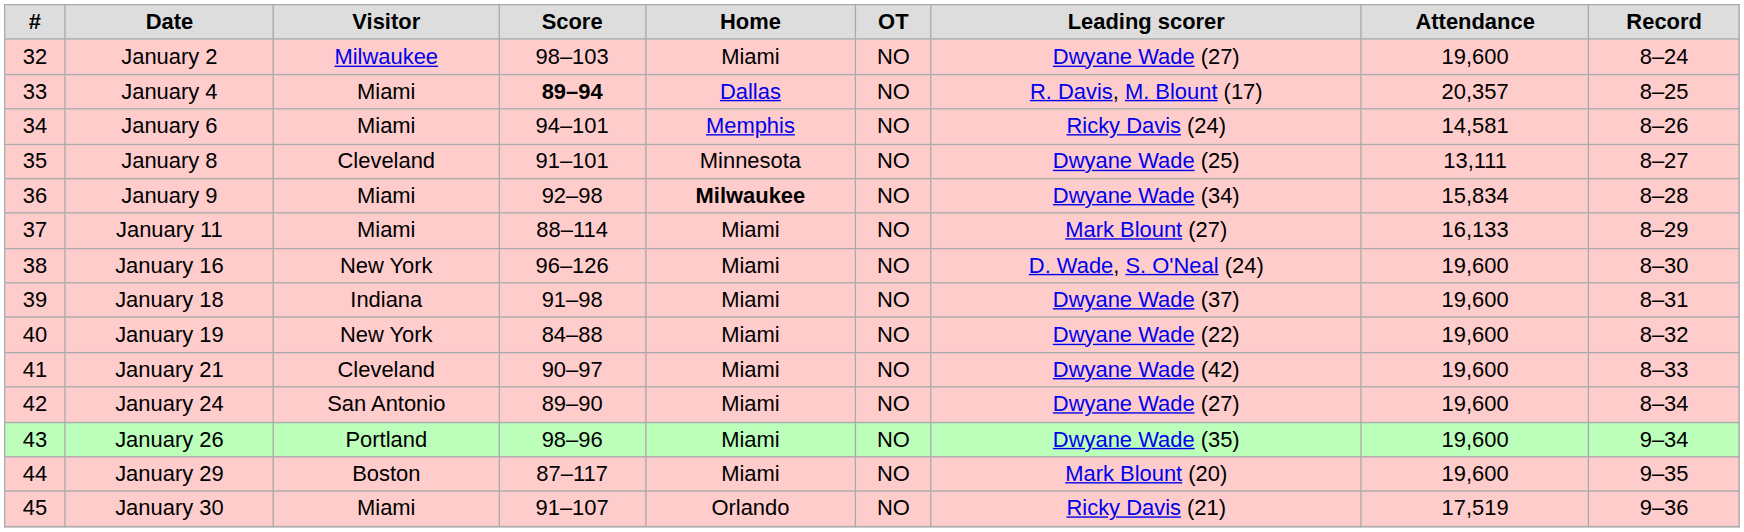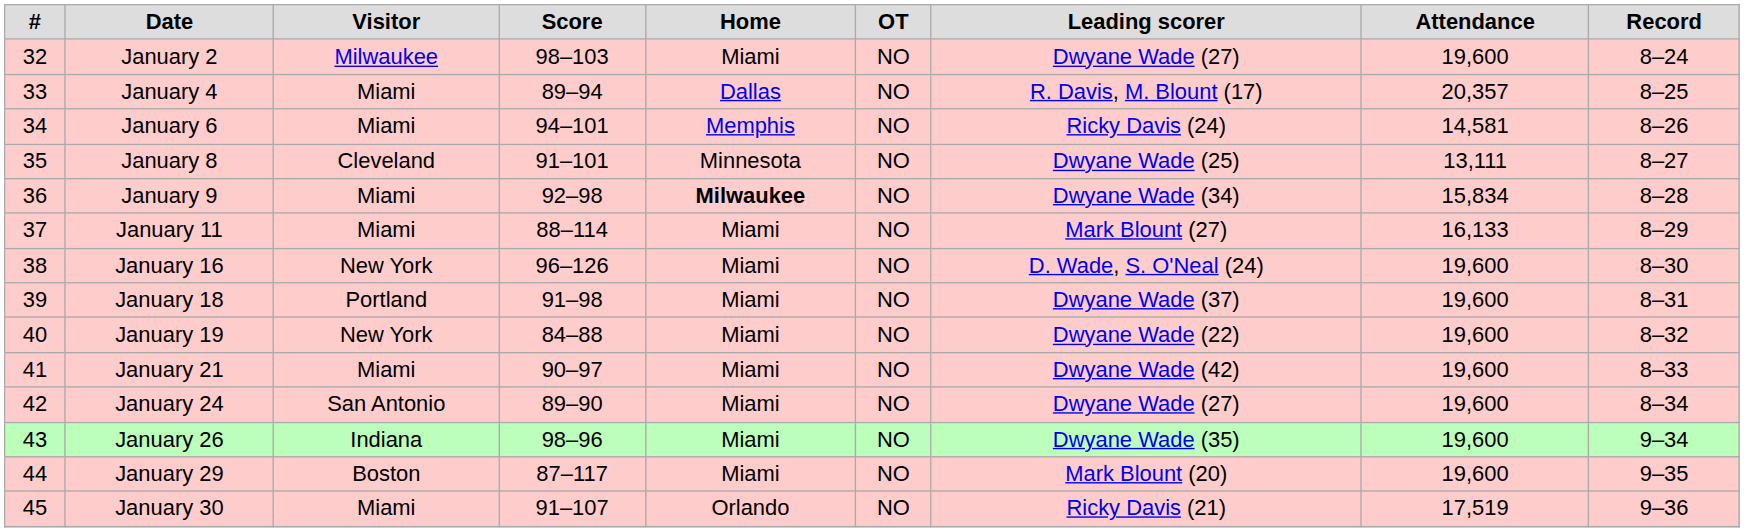(572, 91) bold -> (572, 91) normal
(386, 299) Indiana -> (386, 299) Portland
(386, 369) Cleveland -> (386, 369) Miami
(386, 439) Portland -> (386, 439) Indiana
